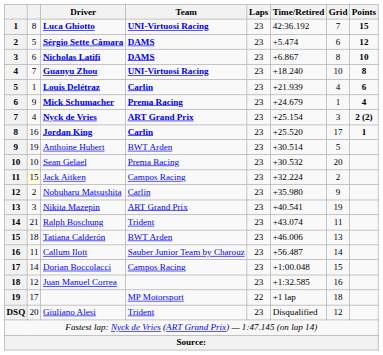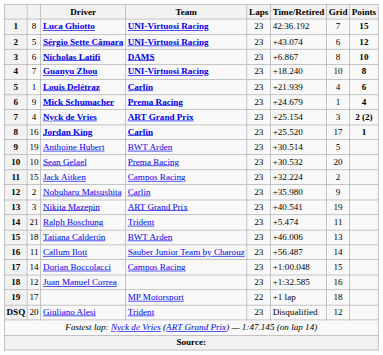(141, 41) DAMS -> (168, 41) UNI-Virtuosi Racing
(285, 41) +5.474 -> (288, 41) +43.074
(34, 176) lightyellow background -> (34, 176) no background
(288, 222) +43.074 -> (285, 222) +5.474
